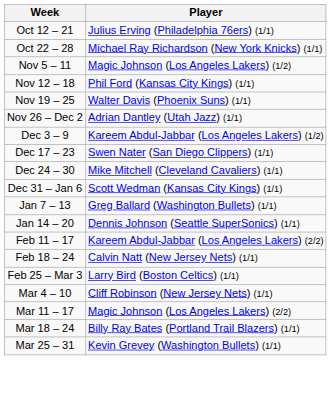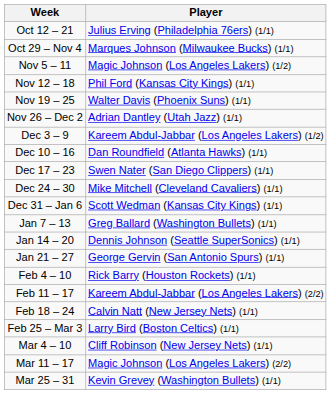- row: (45, 48)
+ row: (45, 48)
+ row: (45, 153)
+ row: (45, 258)
+ row: (45, 275)
- row: (45, 328)
